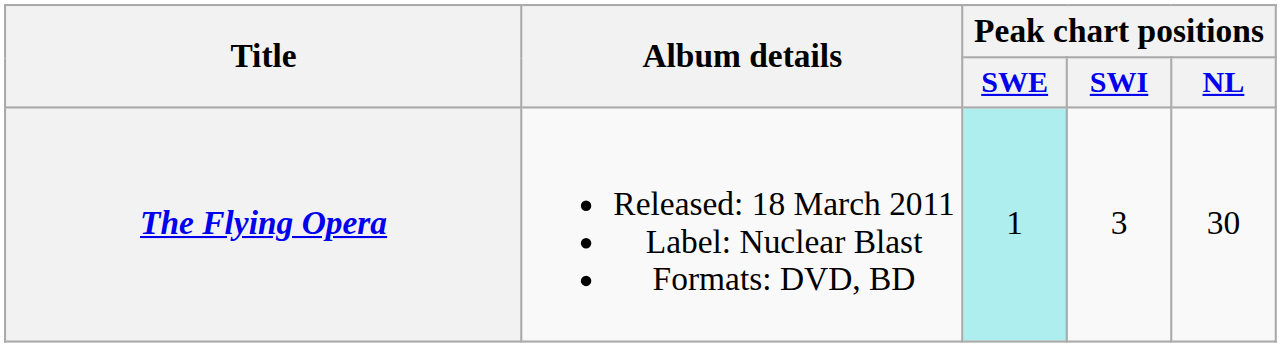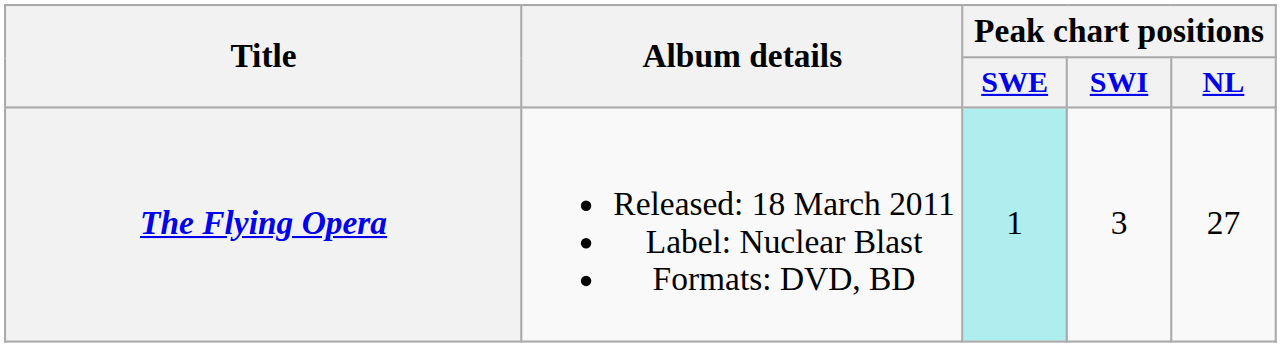(1223, 223) 30 -> (1223, 223) 27
